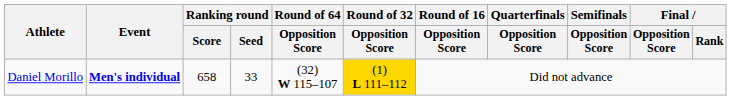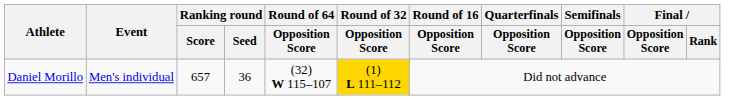(135, 77) bold -> (131, 77) normal
(207, 77) 658 -> (201, 77) 657
(251, 77) 33 -> (245, 77) 36
